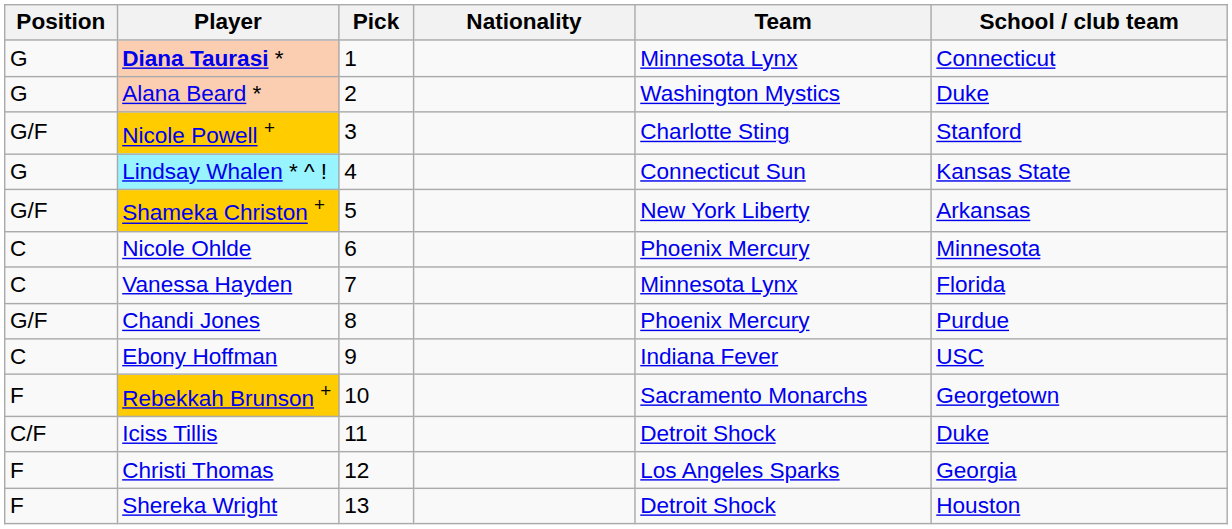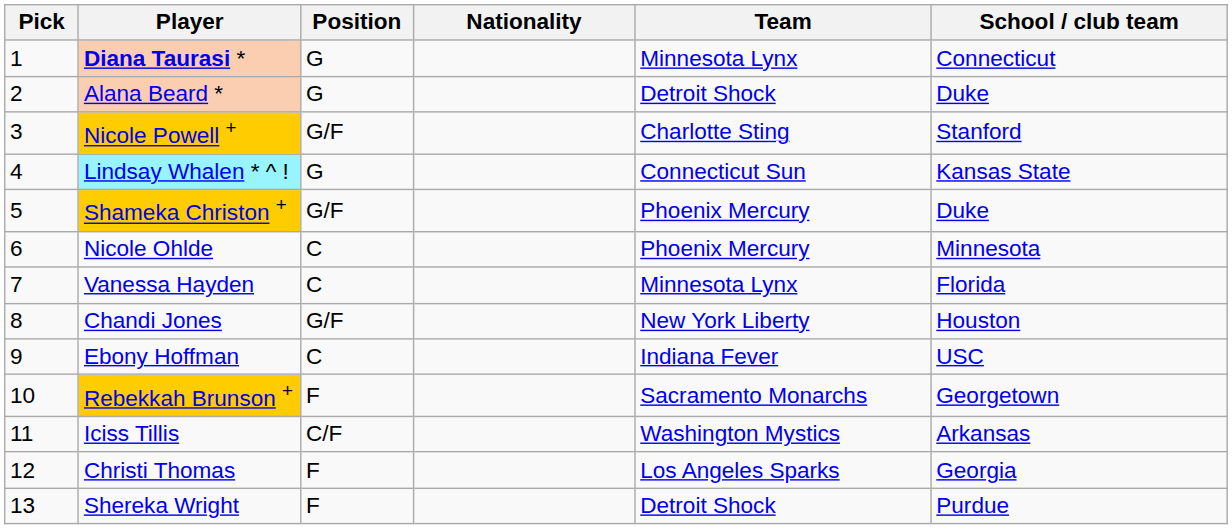columns swapped: (376, 22) <-> (61, 22)
(740, 93) Washington Mystics -> (708, 93) Detroit Shock
(725, 210) New York Liberty -> (725, 210) Phoenix Mercury
(983, 210) Arkansas -> (963, 210) Duke
(725, 320) Phoenix Mercury -> (725, 320) New York Liberty
(973, 320) Purdue -> (978, 320) Houston
(708, 434) Detroit Shock -> (740, 434) Washington Mystics
(963, 434) Duke -> (983, 434) Arkansas
(978, 505) Houston -> (973, 505) Purdue
